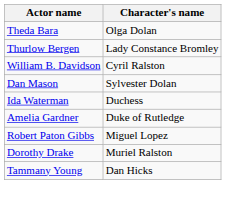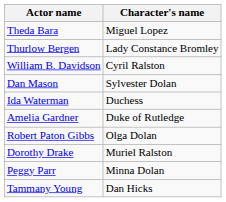(131, 30) Olga Dolan -> (137, 30) Miguel Lopez
(137, 135) Miguel Lopez -> (131, 135) Olga Dolan
+ row: (31, 170)
